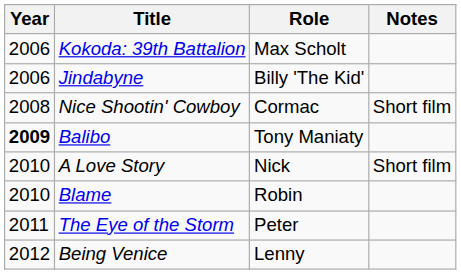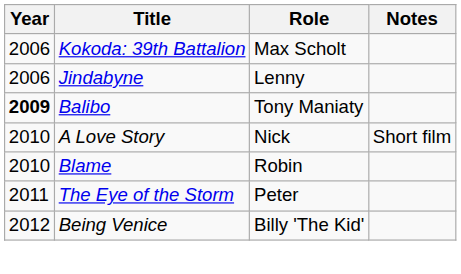(309, 78) Billy 'The Kid' -> (279, 78) Lenny
- row: (149, 107)
(279, 254) Lenny -> (309, 225) Billy 'The Kid'
